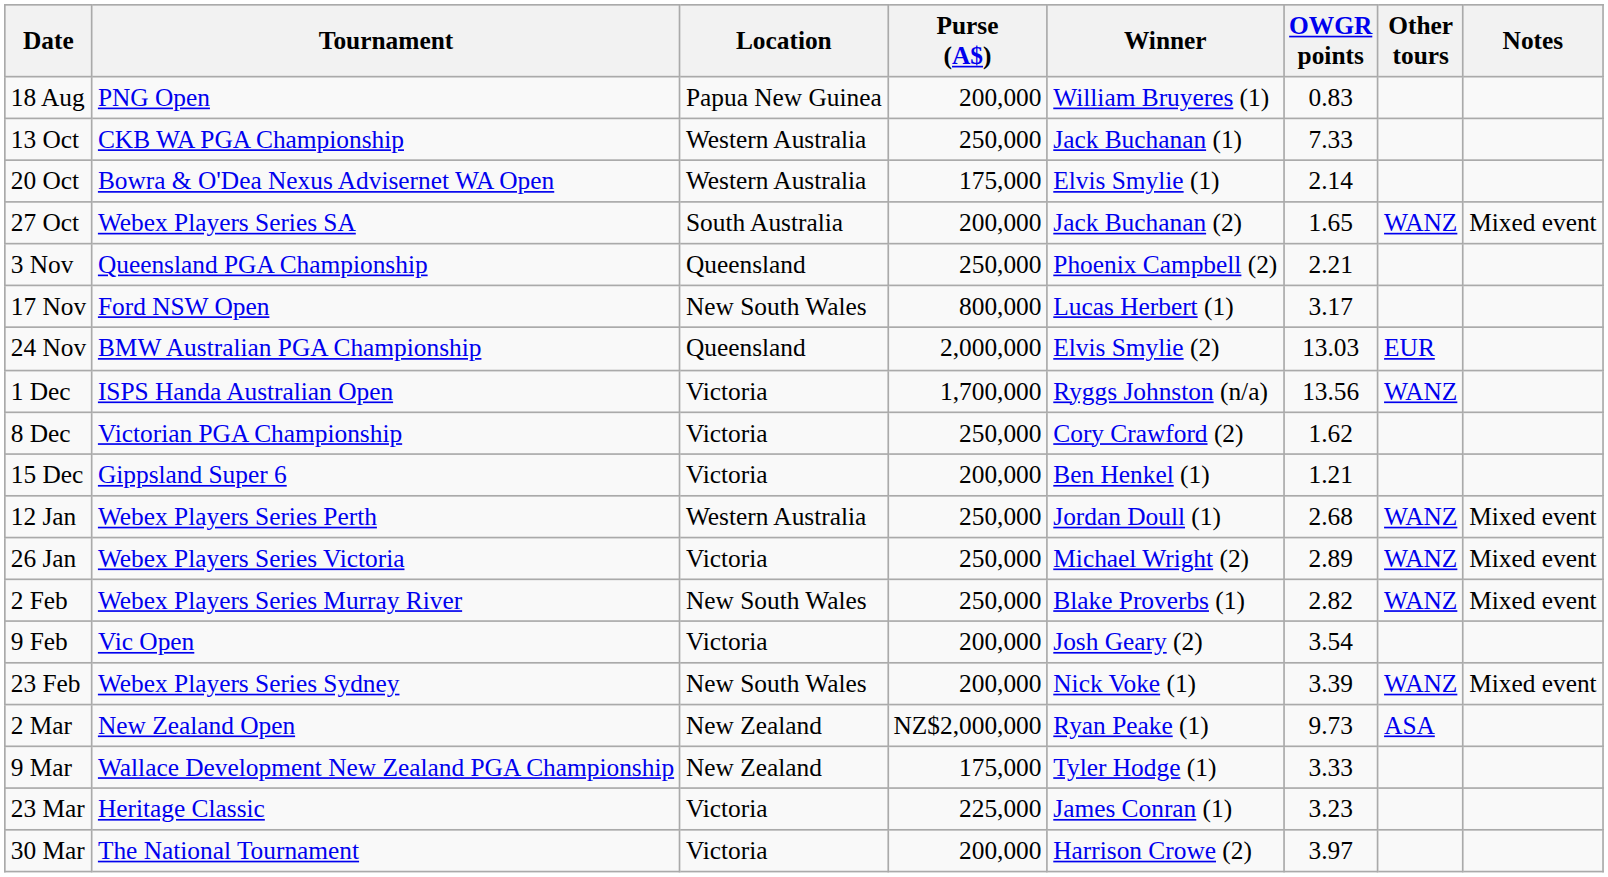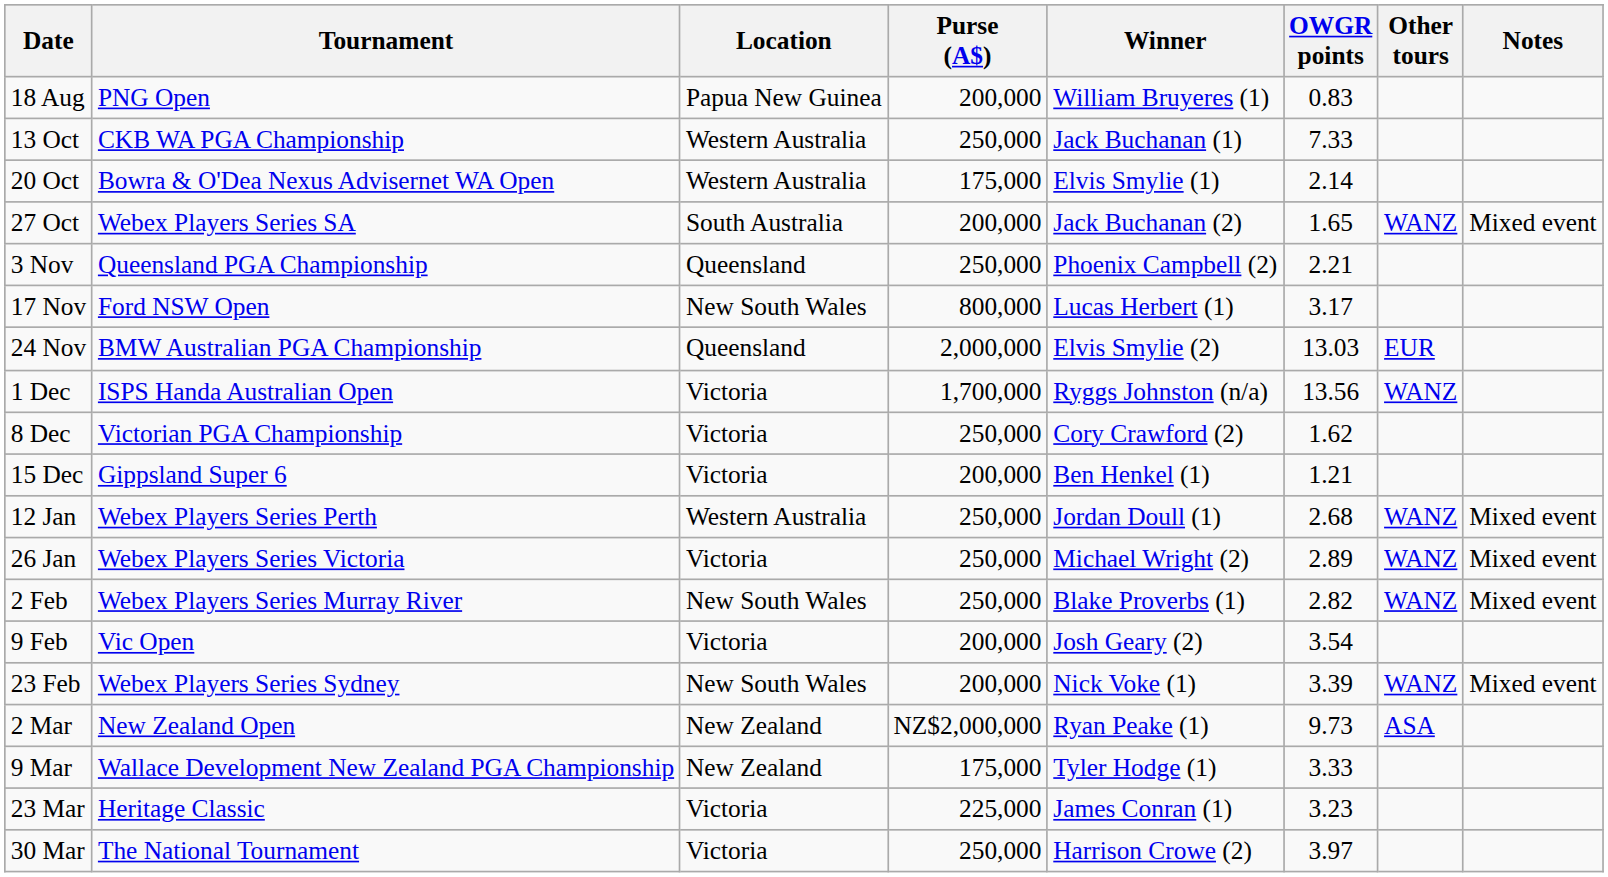(1000, 850) 200,000 -> (1000, 850) 250,000
